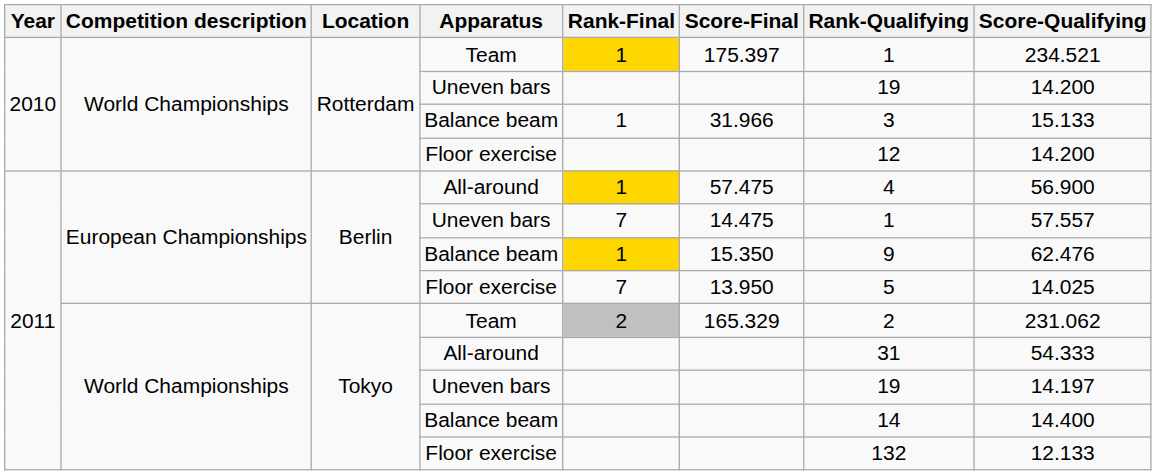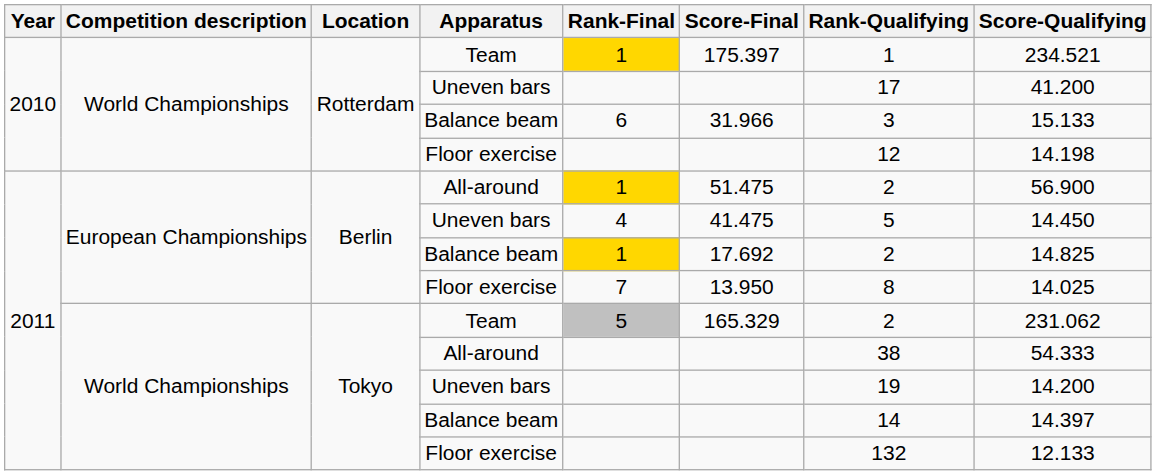(889, 87) 19 -> (889, 87) 17
(1063, 87) 14.200 -> (1063, 87) 41.200
(621, 120) 1 -> (621, 120) 6
(1063, 154) 14.200 -> (1063, 154) 14.198
(742, 187) 57.475 -> (742, 187) 51.475
(889, 187) 4 -> (889, 187) 2
(621, 220) 7 -> (621, 220) 4
(742, 220) 14.475 -> (742, 220) 41.475
(889, 220) 1 -> (889, 220) 5
(1063, 220) 57.557 -> (1063, 220) 14.450
(742, 253) 15.350 -> (742, 253) 17.692
(889, 253) 9 -> (889, 253) 2
(1063, 253) 62.476 -> (1063, 253) 14.825
(889, 287) 5 -> (889, 287) 8
(621, 320) 2 -> (621, 320) 5
(889, 353) 31 -> (889, 353) 38
(1063, 386) 14.197 -> (1063, 386) 14.200
(1063, 420) 14.400 -> (1063, 420) 14.397
